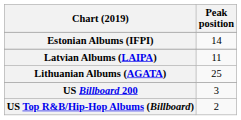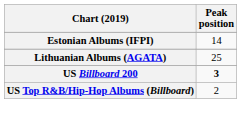- row: (100, 57)
(216, 90) normal -> (216, 73) bold
